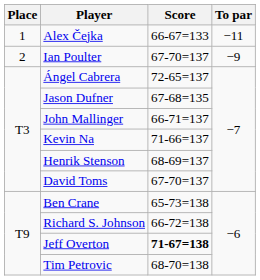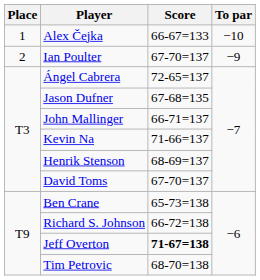(233, 35) −11 -> (233, 35) −10
